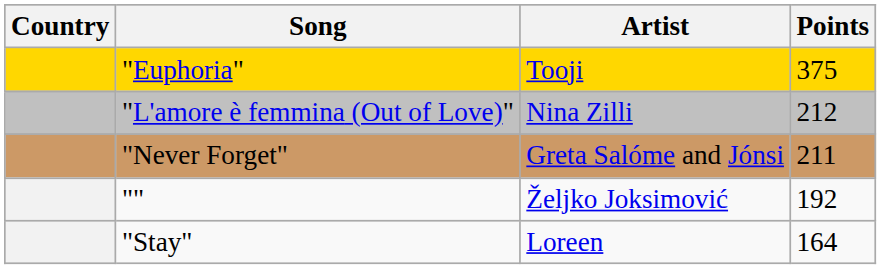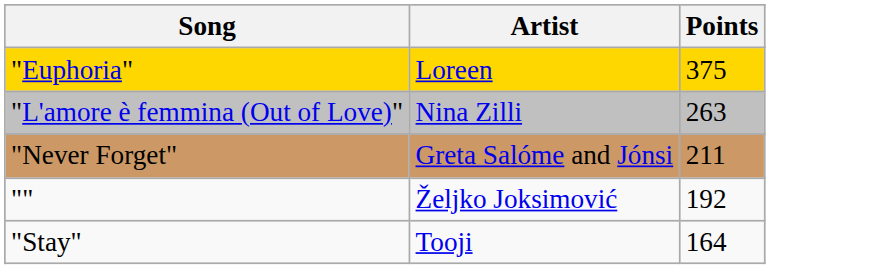- column: (60, 26)
(555, 69) Tooji -> (454, 69) Loreen
(817, 112) 212 -> (706, 112) 263
(565, 241) Loreen -> (444, 241) Tooji
